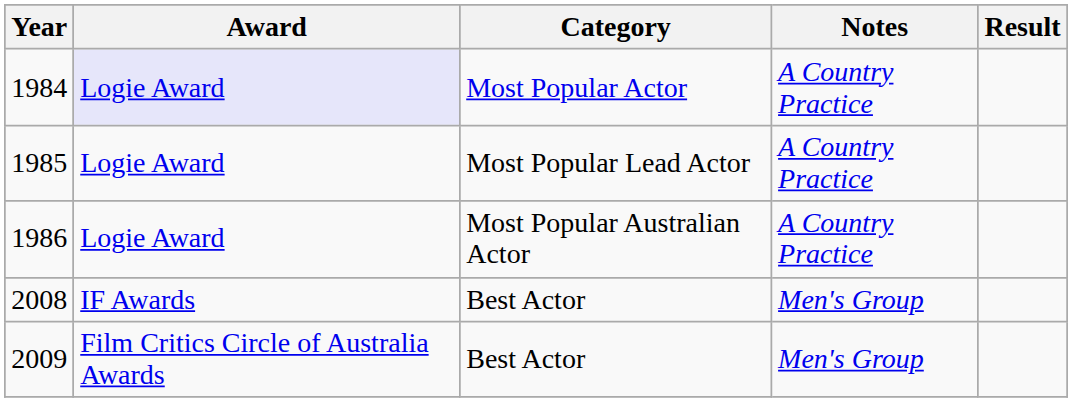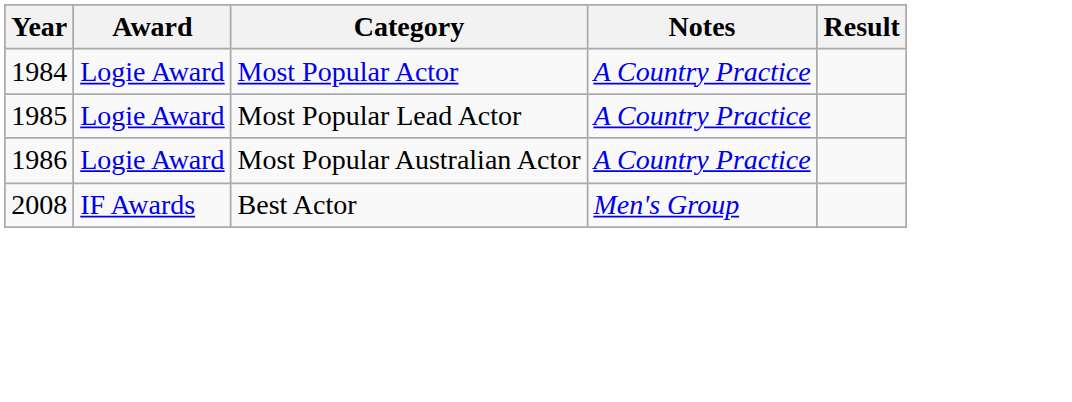(152, 86) lavender background -> (152, 71) no background
- row: (39, 358)
